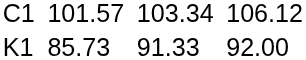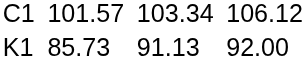(168, 48) 91.33 -> (168, 48) 91.13
